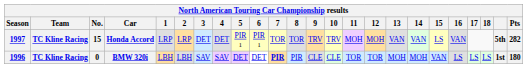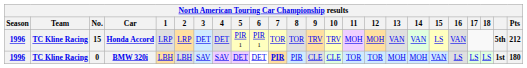(17, 40) 1997 -> (17, 40) 1996
(515, 40) 282 -> (515, 40) 212
